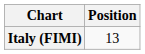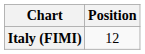(112, 37) 13 -> (112, 37) 12
